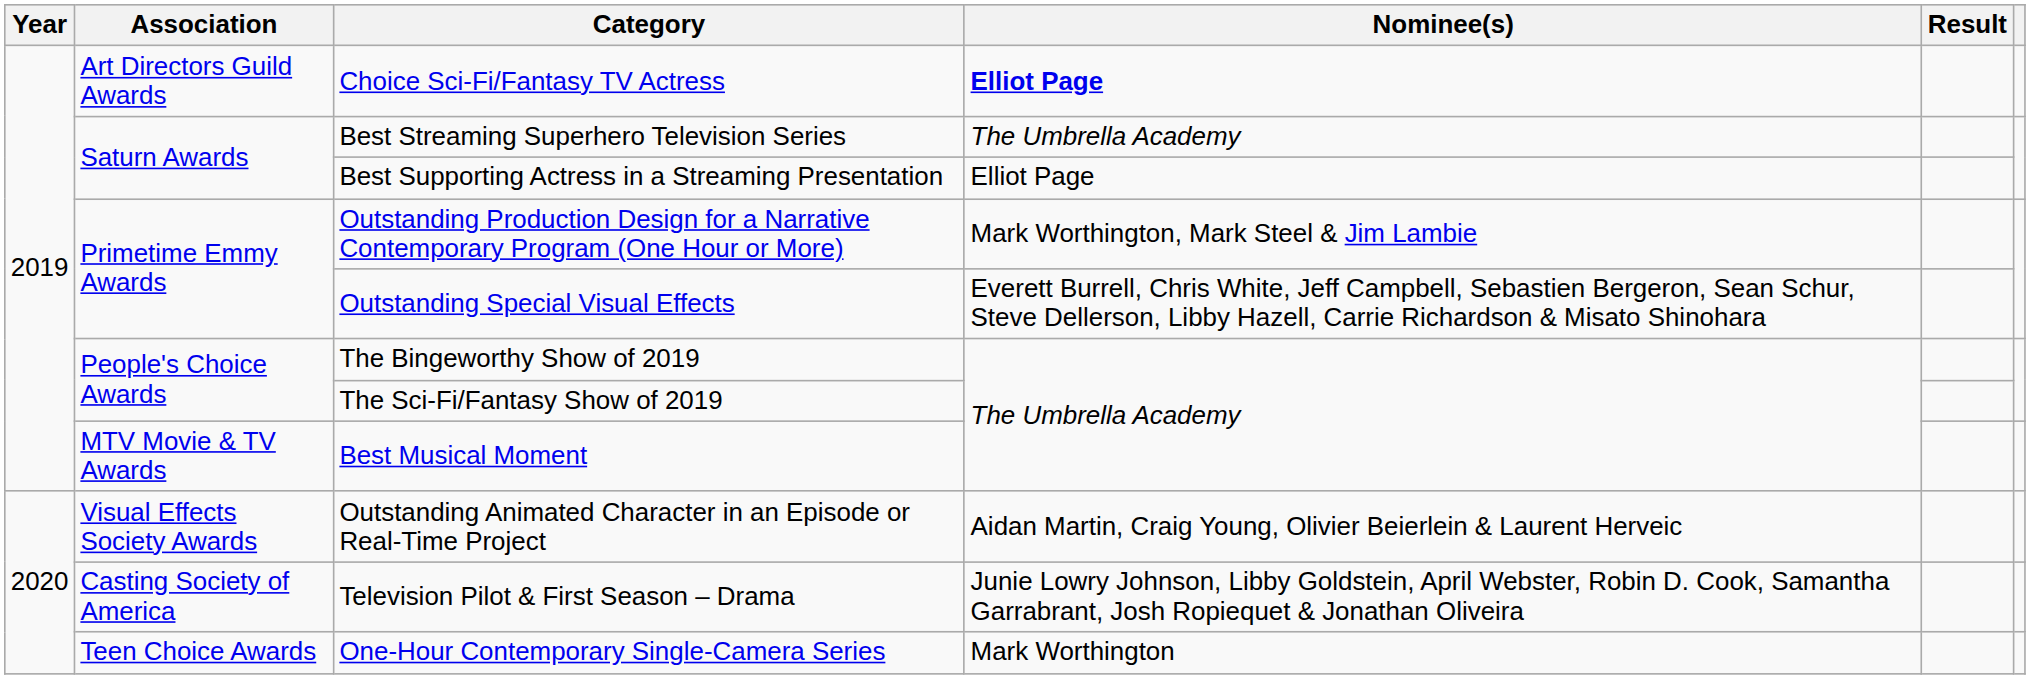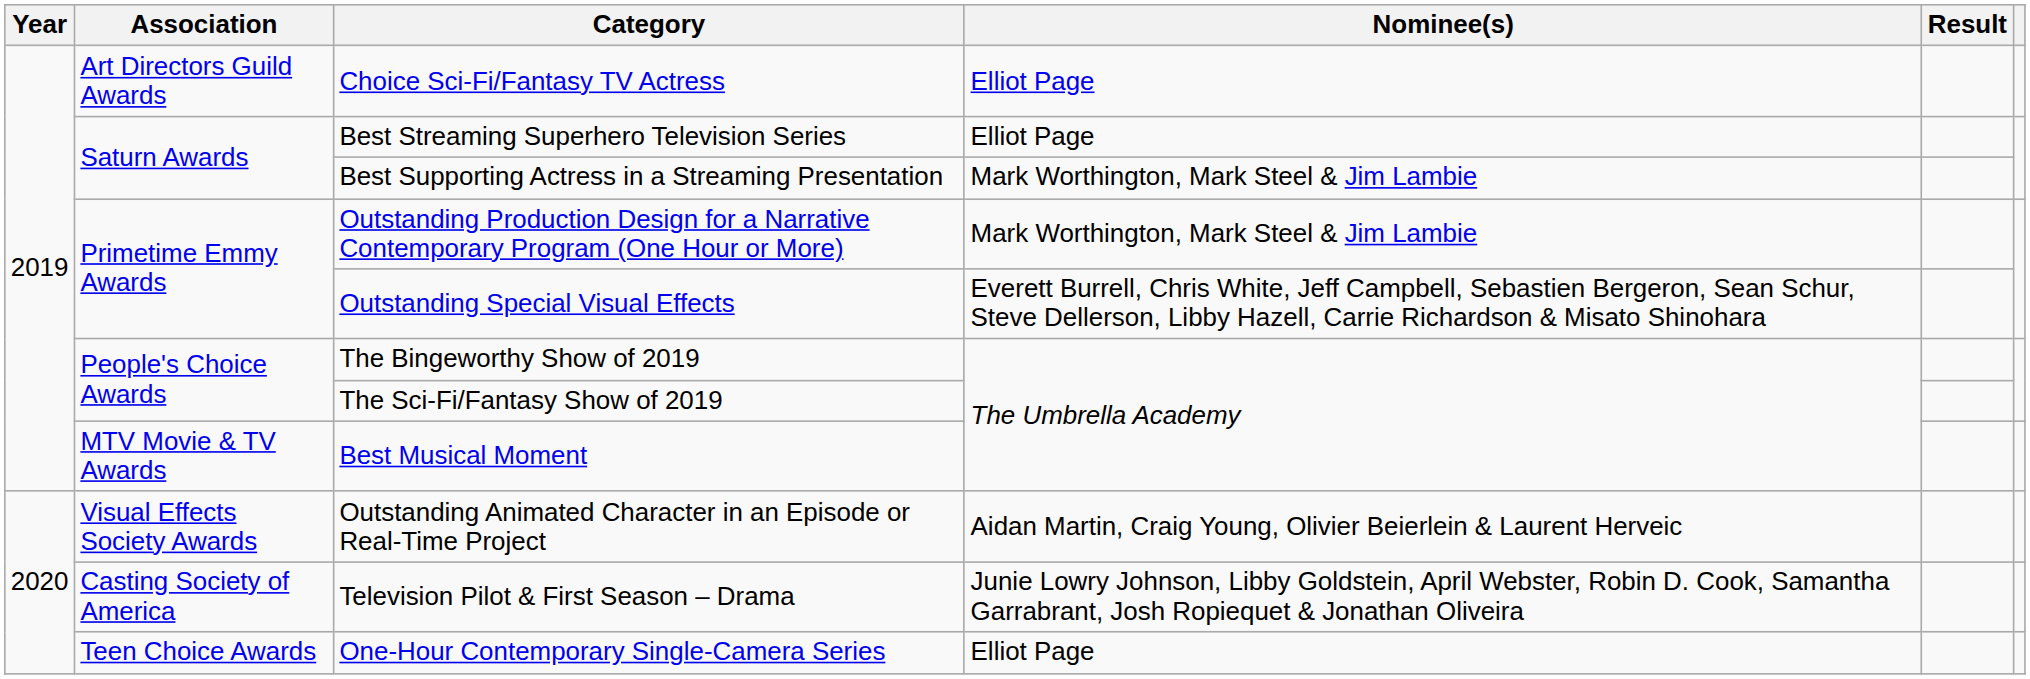(1037, 80) bold -> (1033, 80) normal
(1106, 136) The Umbrella Academy -> (1033, 136) Elliot Page
(1033, 177) Elliot Page -> (1224, 177) Mark Worthington, Mark Steel & Jim Lambie
(1073, 652) Mark Worthington -> (1033, 652) Elliot Page
